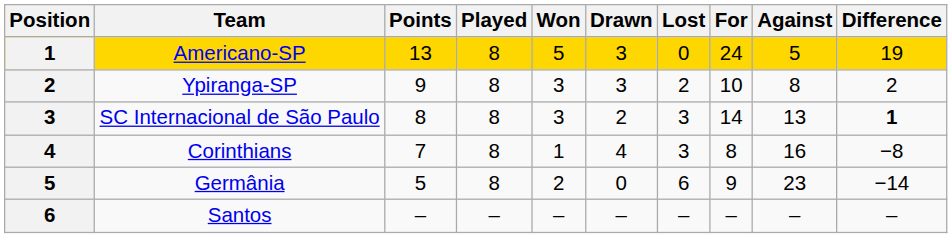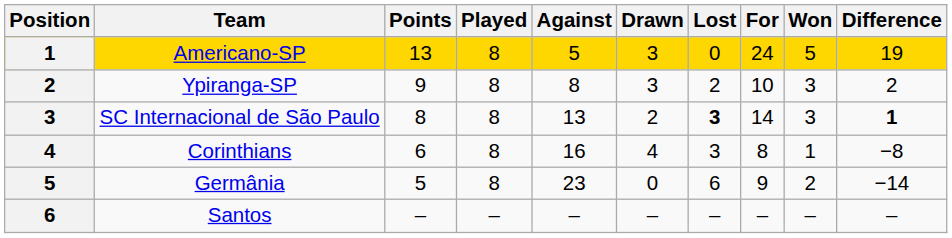columns swapped: (559, 20) <-> (795, 20)
(684, 118) normal -> (715, 118) bold
(420, 150) 7 -> (420, 150) 6
